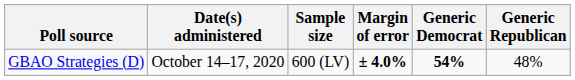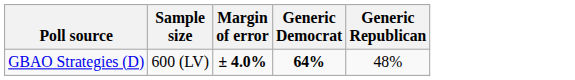- column: (218, 27)
(449, 62) 54% -> (309, 62) 64%
